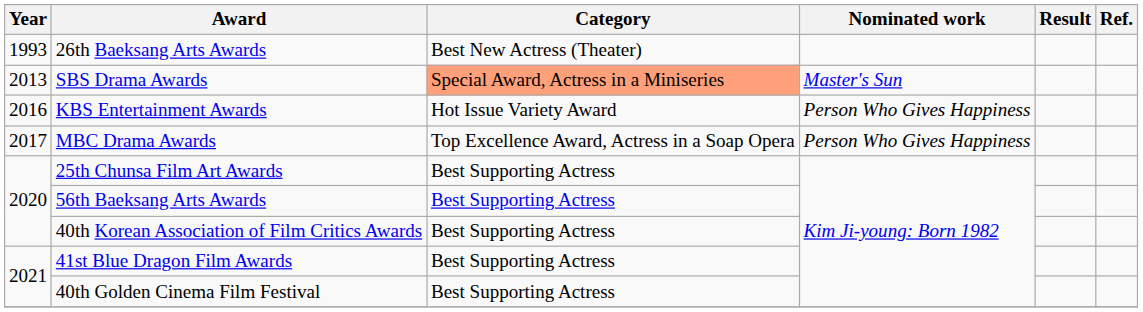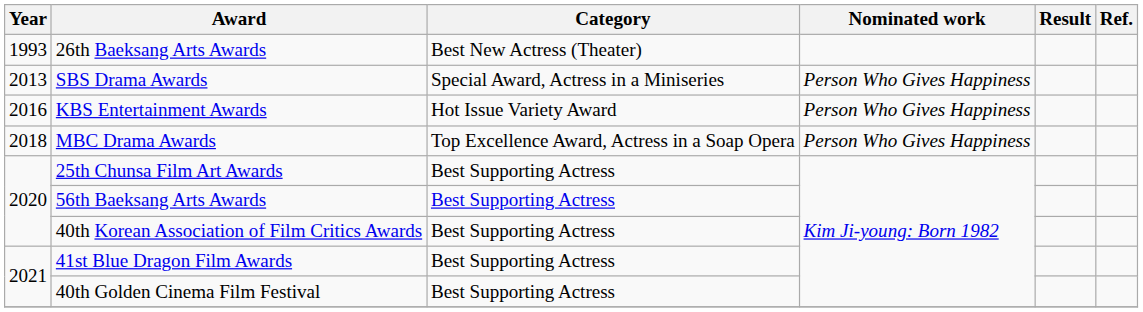(578, 79) lightsalmon background -> (578, 79) no background
(853, 79) Master's Sun -> (917, 79) Person Who Gives Happiness
(28, 140) 2017 -> (28, 140) 2018
